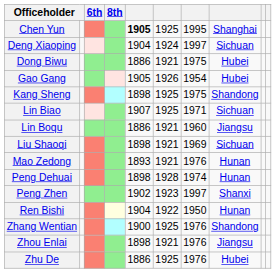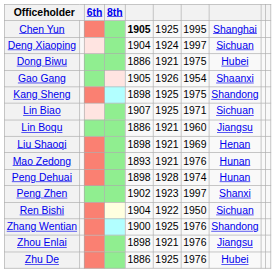(235, 78) Hubei -> (235, 78) Shaanxi
(235, 144) Sichuan -> (235, 144) Henan
(235, 210) Hunan -> (235, 210) Sichuan
